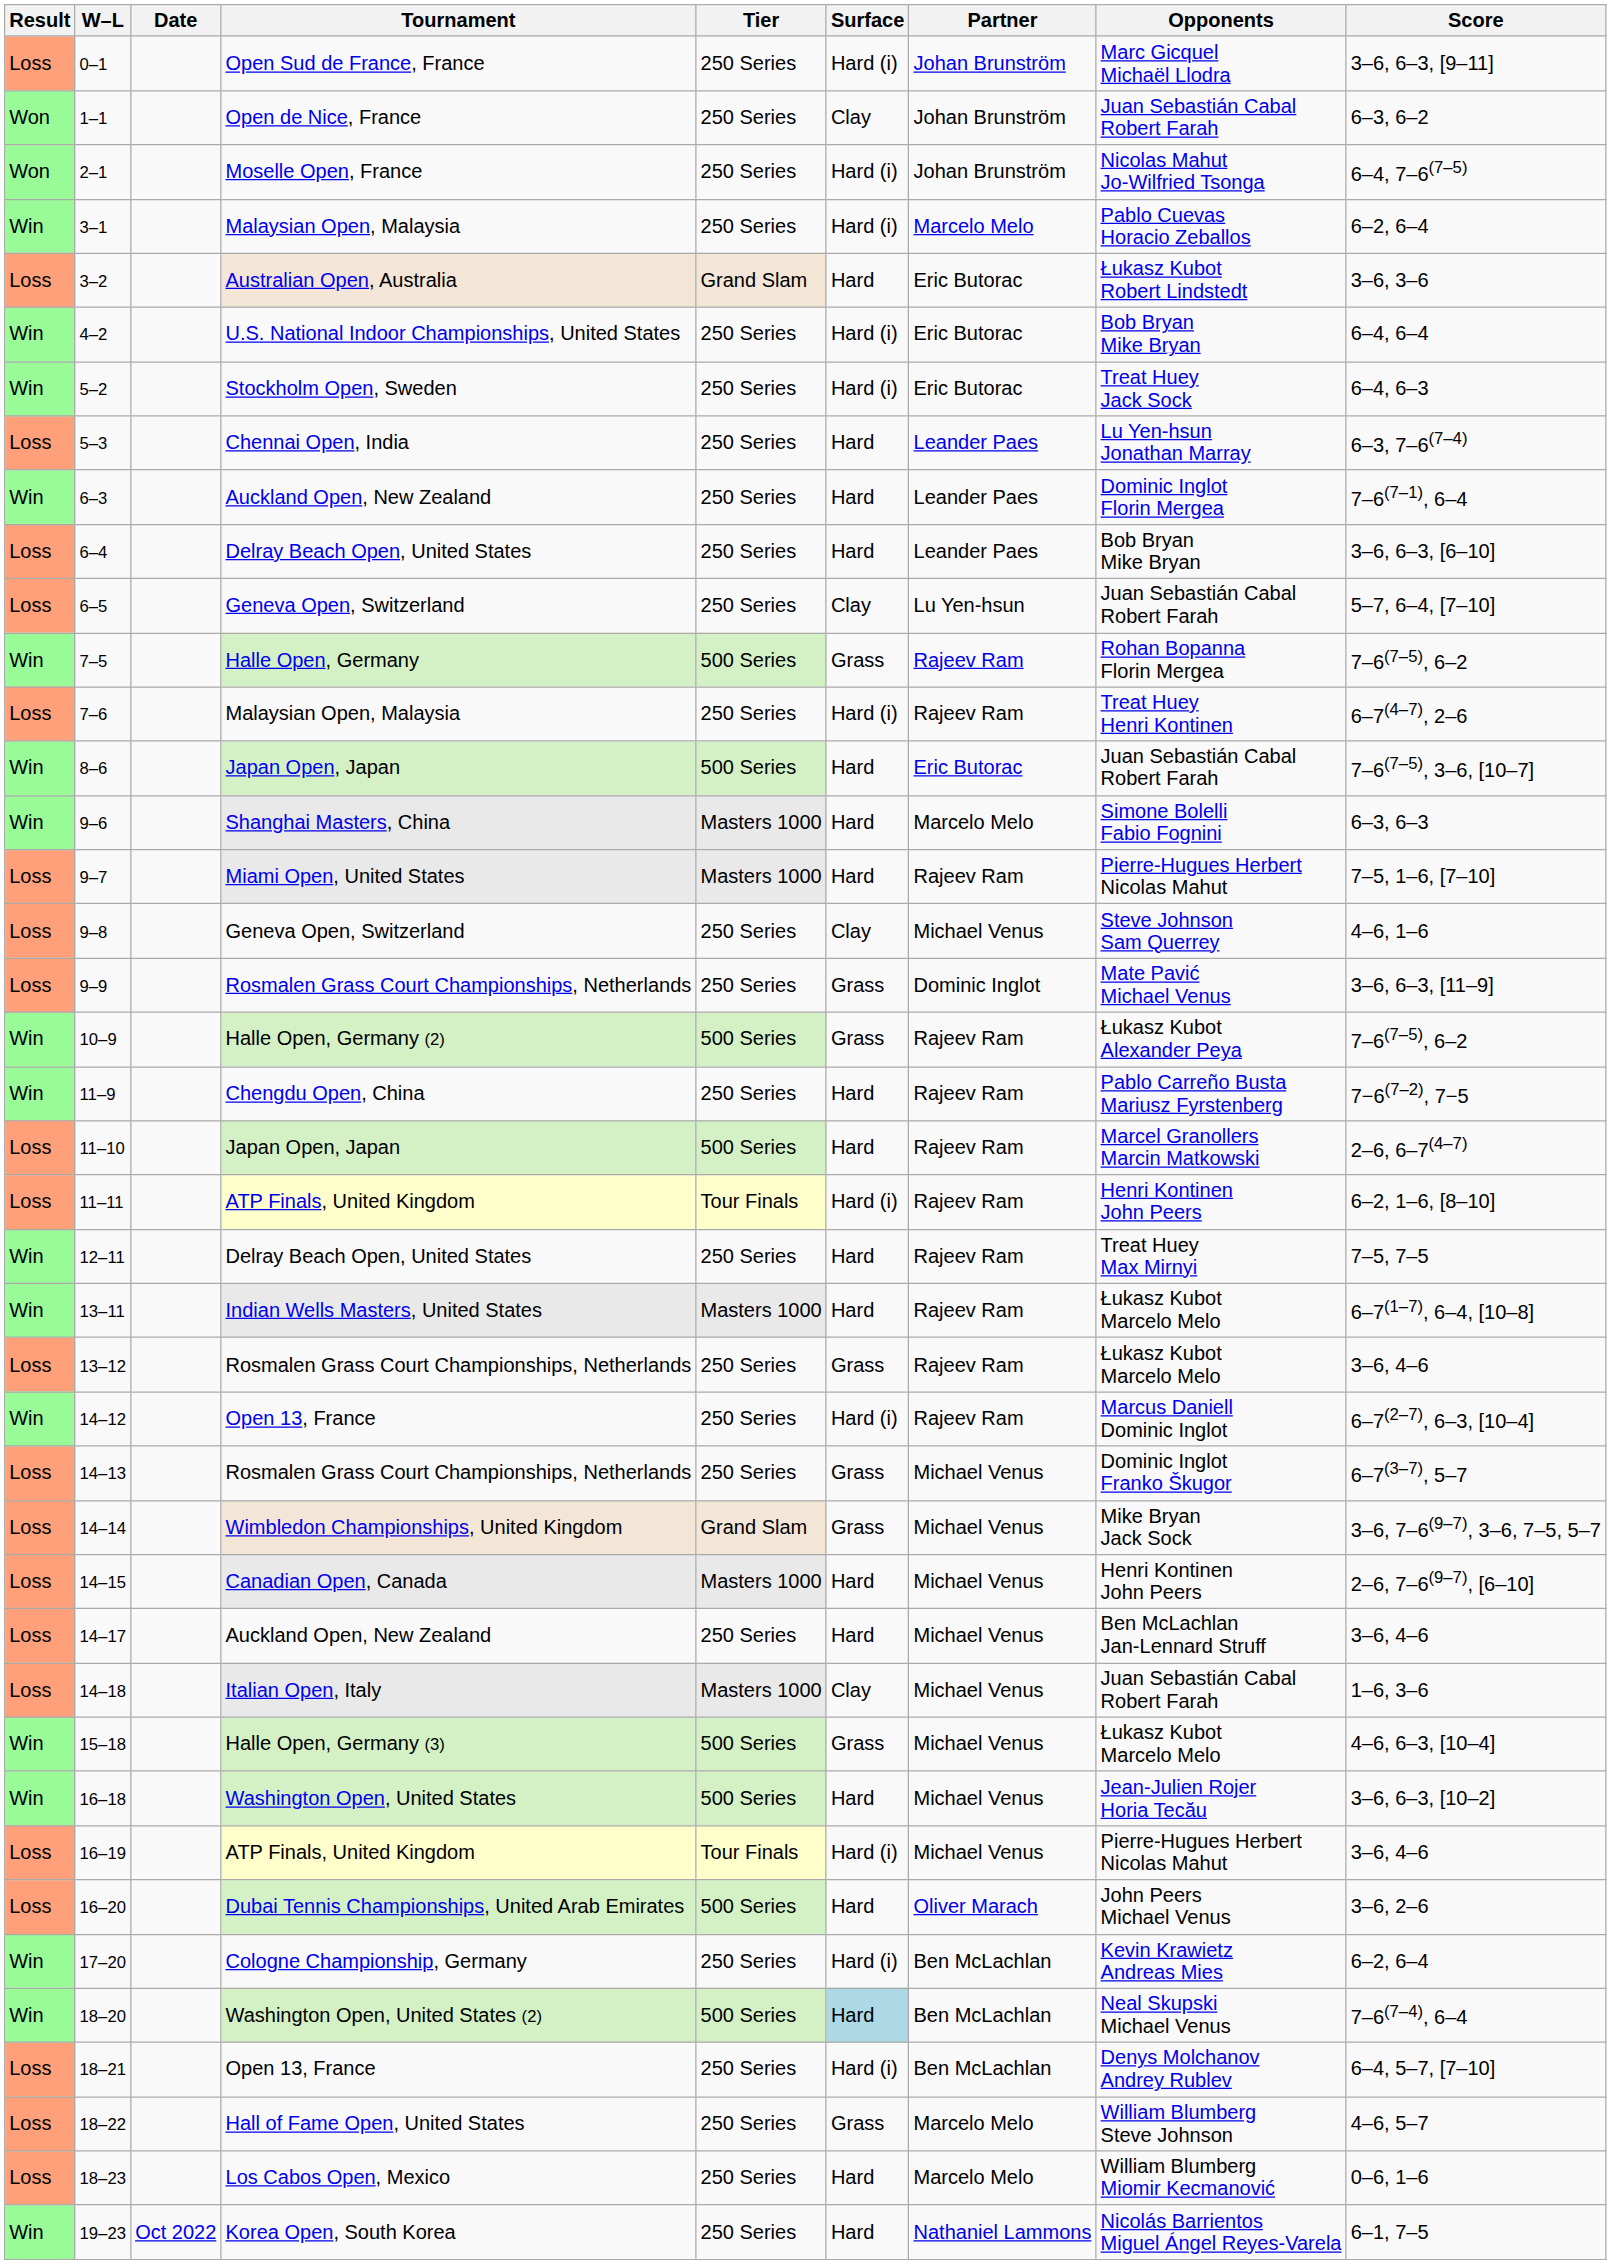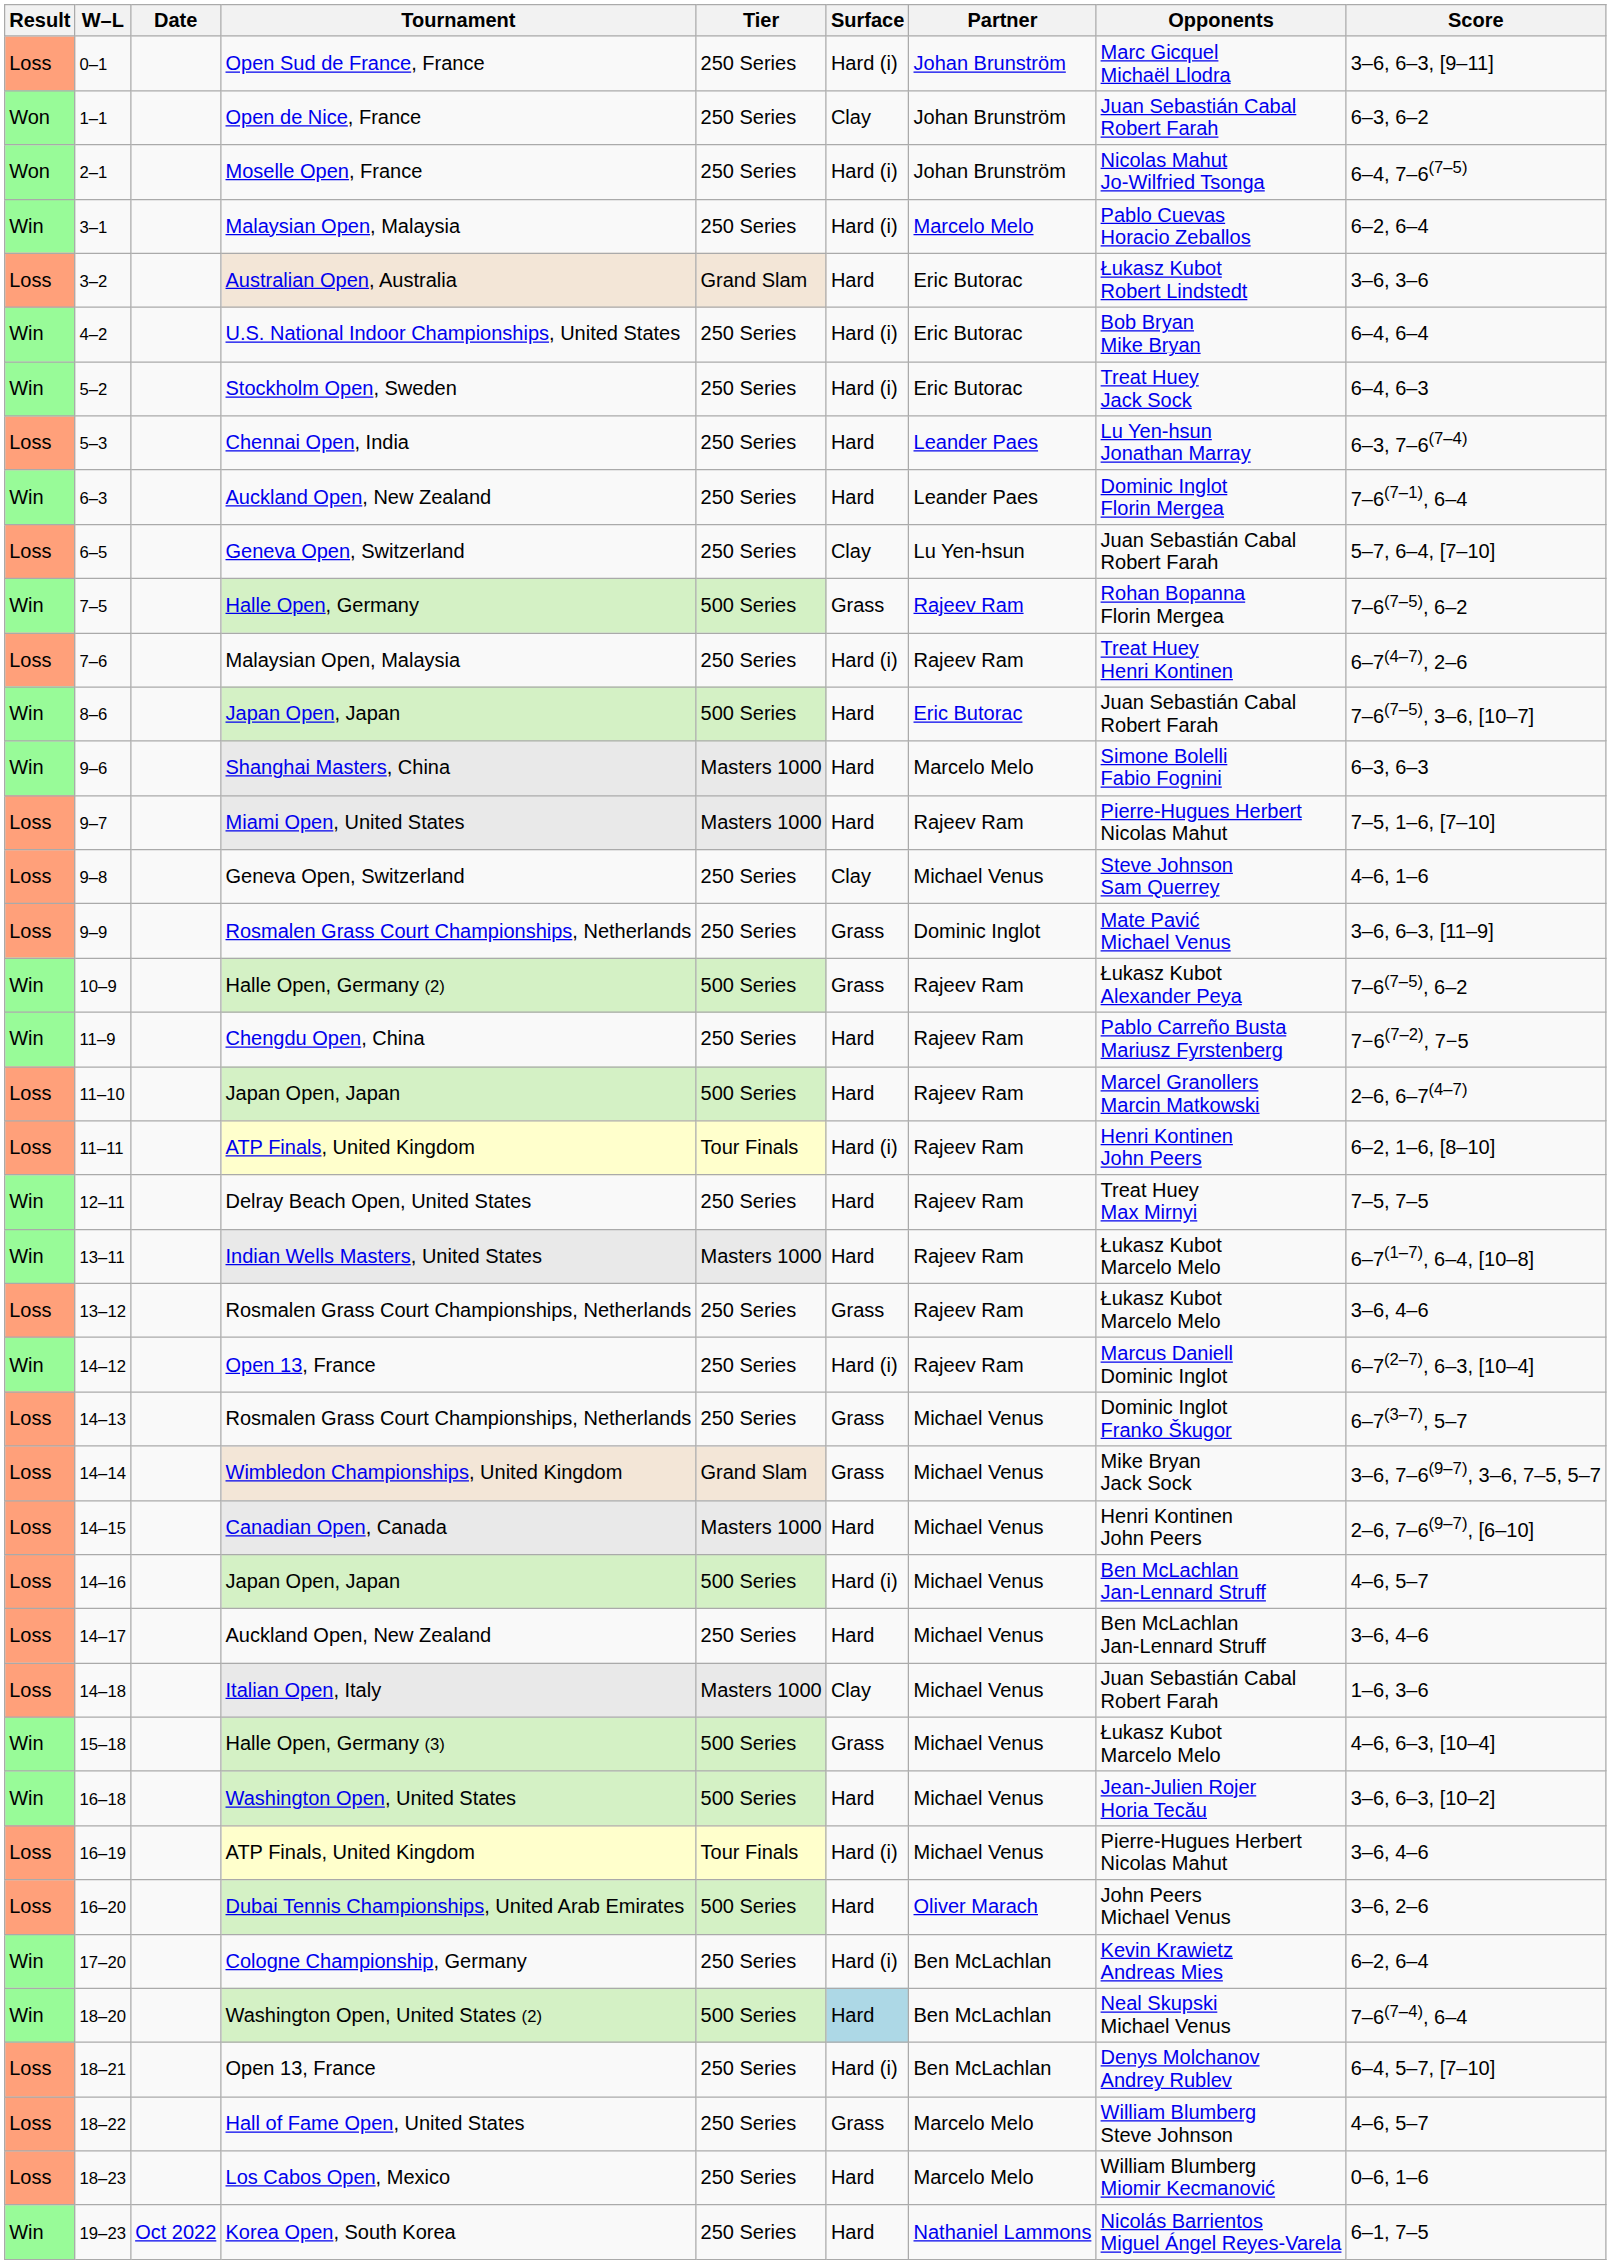- row: (93, 552)
+ row: (103, 1582)
